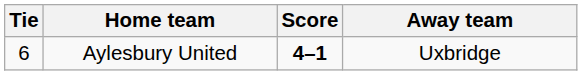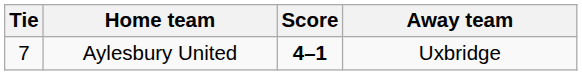(24, 53) 6 -> (24, 53) 7
